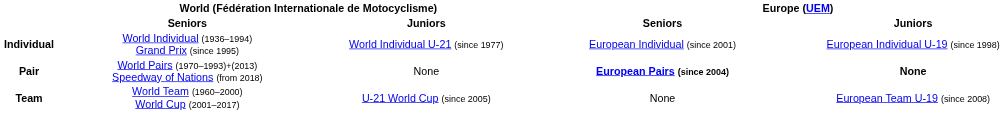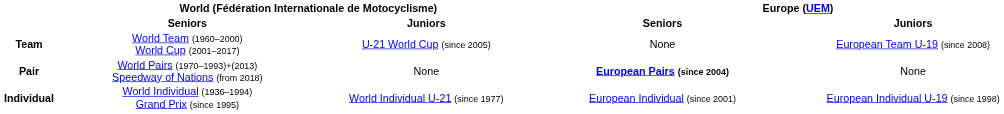rows swapped: (29, 44) <-> (29, 98)
(913, 71) bold -> (913, 71) normal
